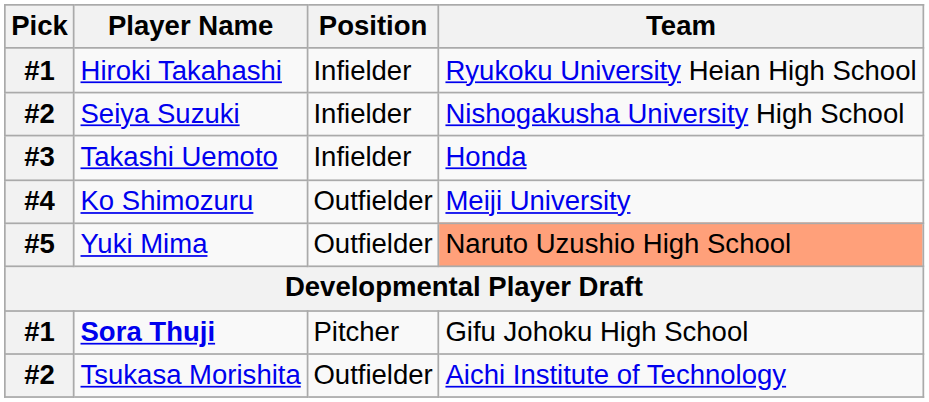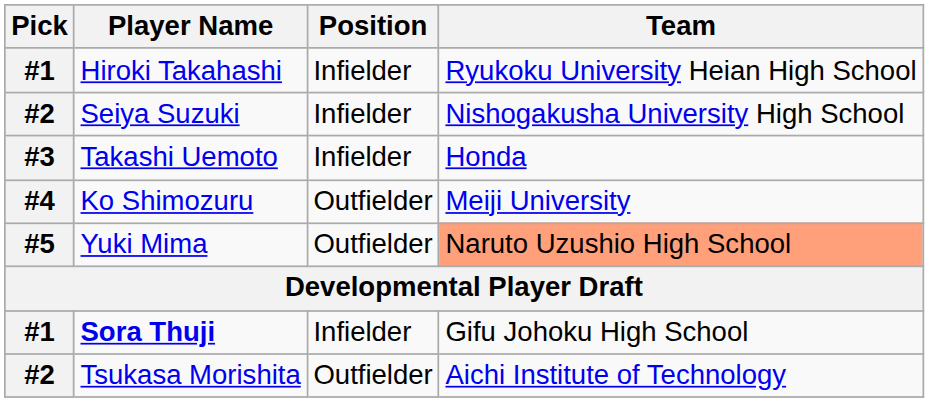(356, 331) Pitcher -> (362, 331) Infielder
